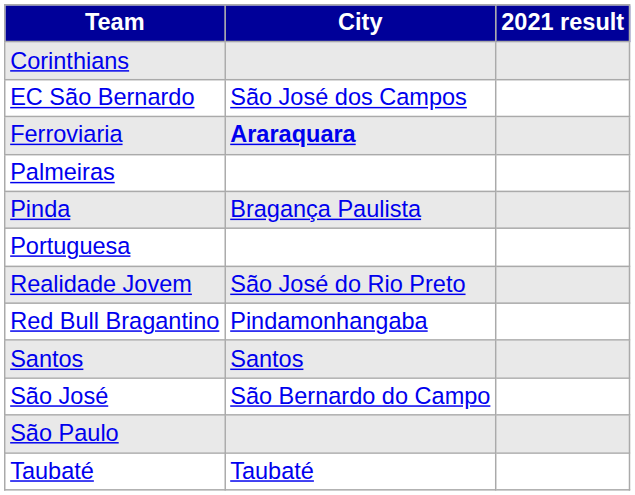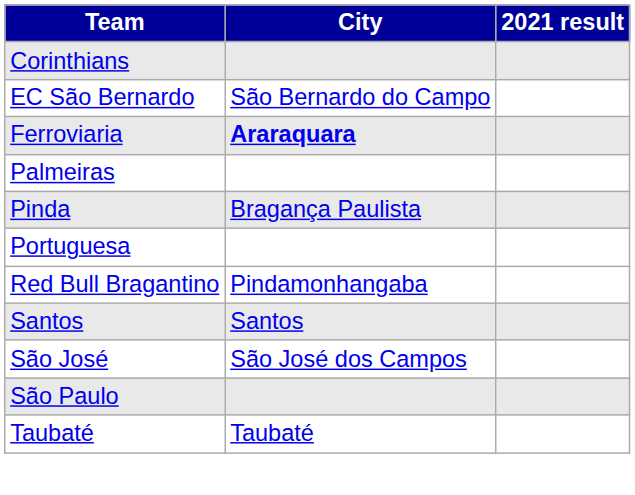(349, 97) São José dos Campos -> (360, 97) São Bernardo do Campo
- row: (101, 284)
(360, 396) São Bernardo do Campo -> (349, 358) São José dos Campos
